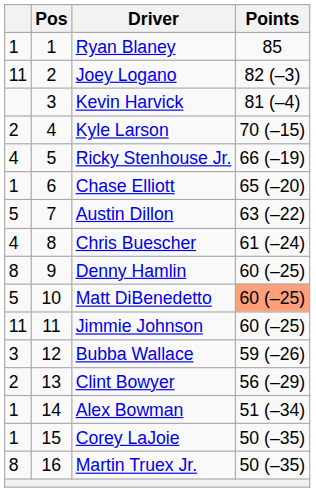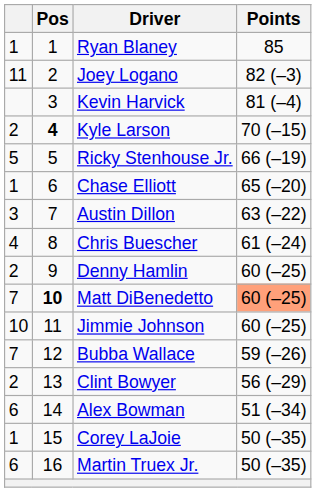(51, 130) normal -> (53, 130) bold
(14, 158) 4 -> (14, 158) 5
(14, 214) 5 -> (14, 214) 3
(14, 270) 8 -> (14, 270) 2
(14, 298) 5 -> (14, 298) 7
(51, 298) normal -> (53, 298) bold
(18, 326) 11 -> (18, 326) 10
(14, 354) 3 -> (14, 354) 7
(14, 409) 1 -> (14, 409) 6
(14, 465) 8 -> (14, 465) 6
